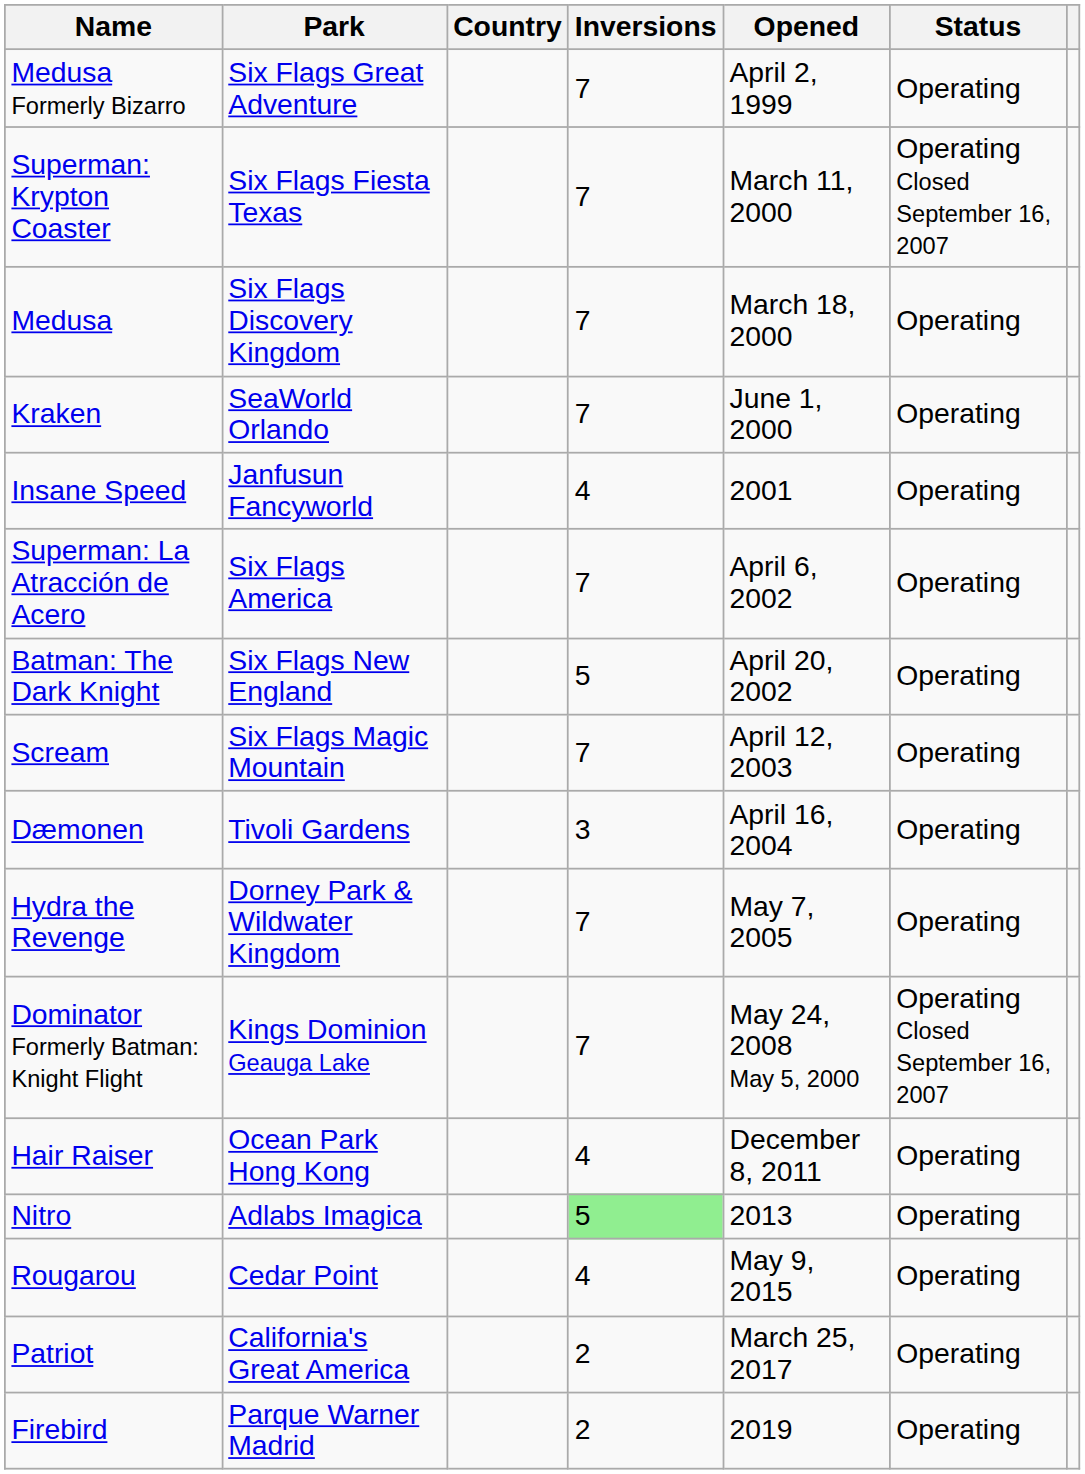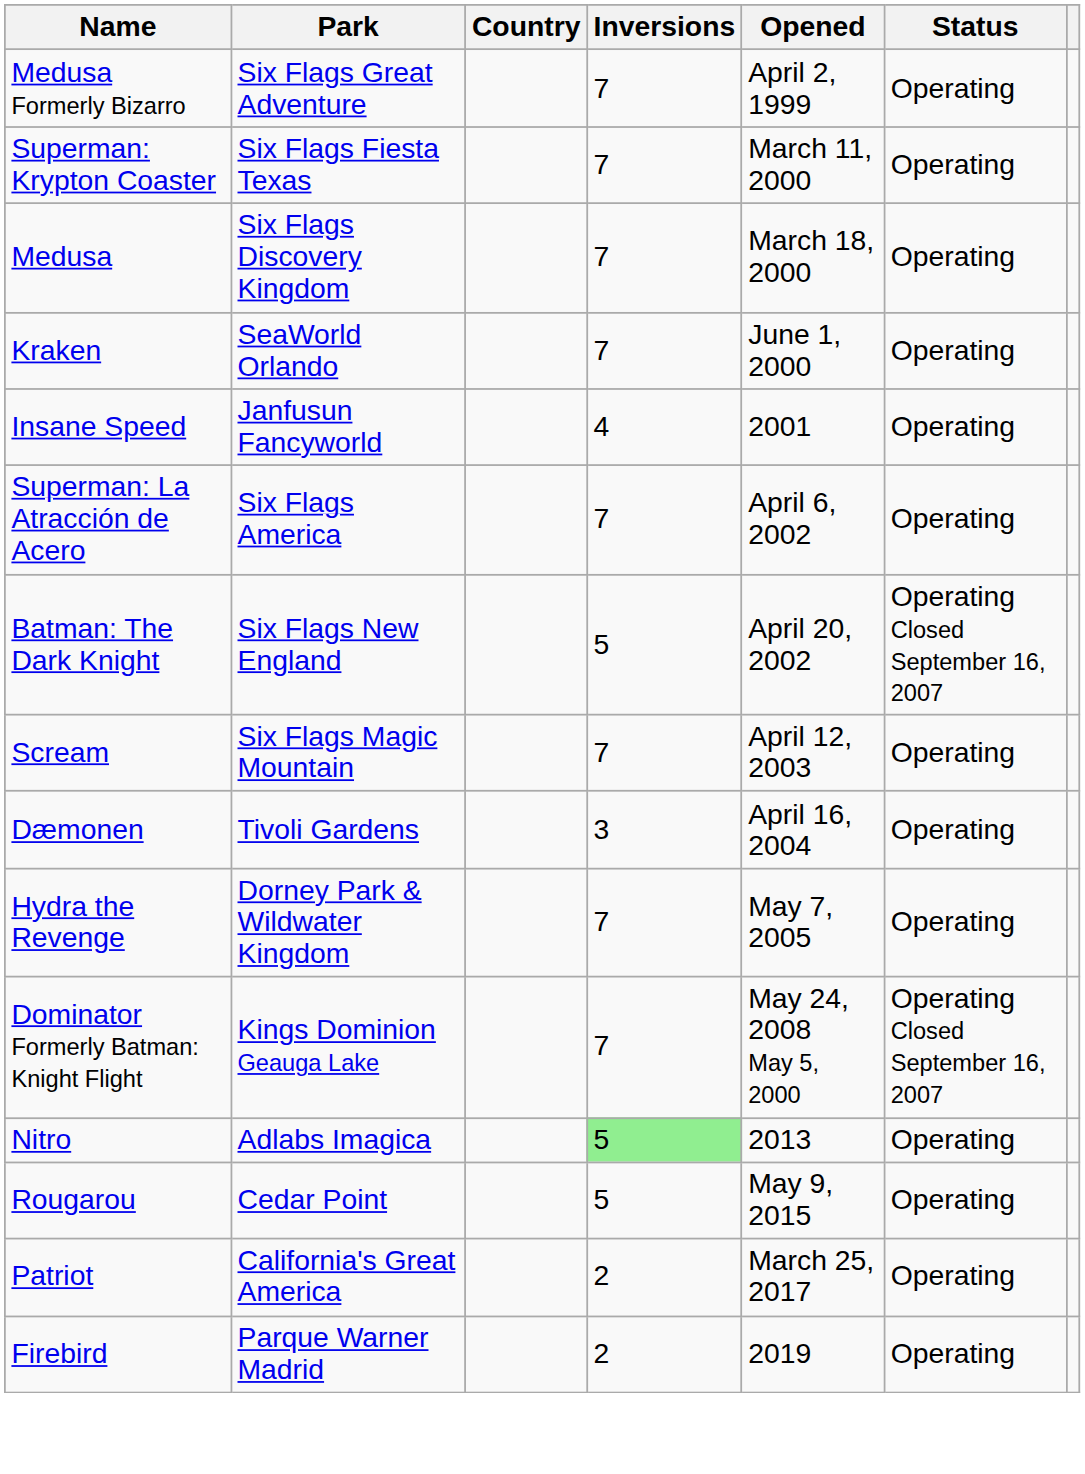(974, 196) Operating Closed September 16, 2007 -> (953, 164) Operating
(958, 675) Operating -> (968, 644) Operating Closed September 16, 2007
- row: (82, 1155)
(583, 1277) 4 -> (601, 1200) 5
